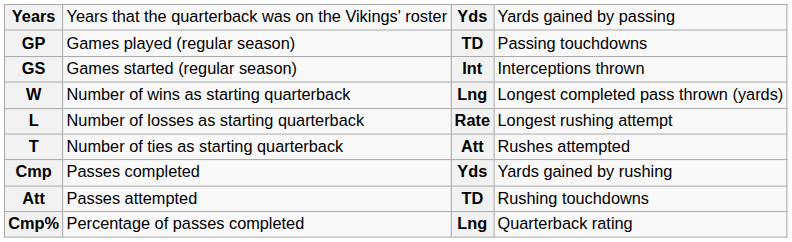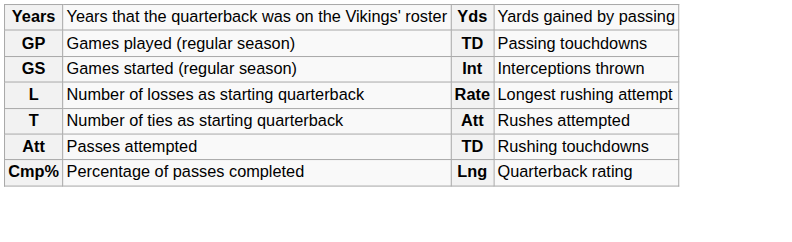- row: (34, 95)
- row: (34, 172)
